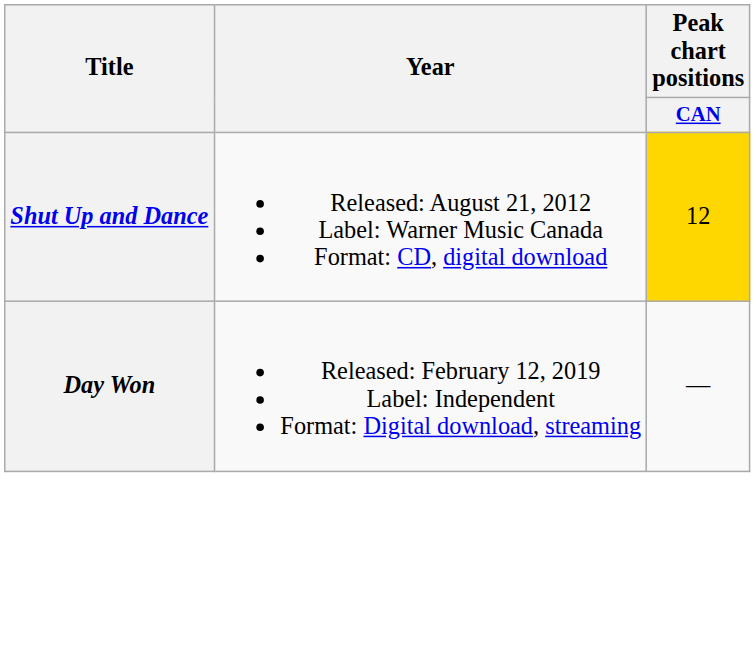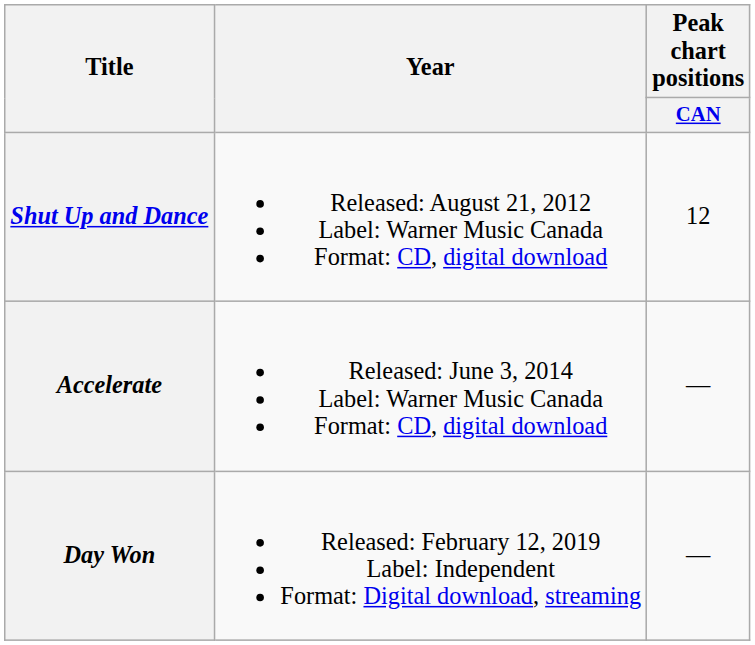(698, 216) gold background -> (698, 216) no background
+ row: (109, 385)
